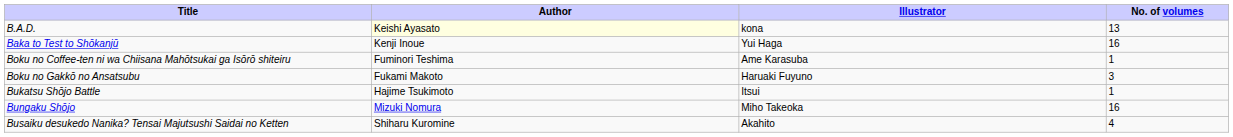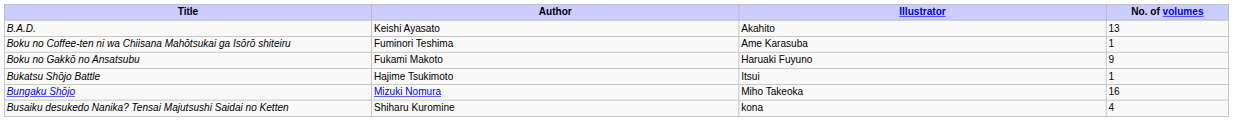(407, 28) lightyellow background -> (407, 28) no background
(752, 28) kona -> (758, 28) Akahito
- row: (62, 44)
(1111, 76) 3 -> (1111, 60) 9
(758, 124) Akahito -> (752, 108) kona
